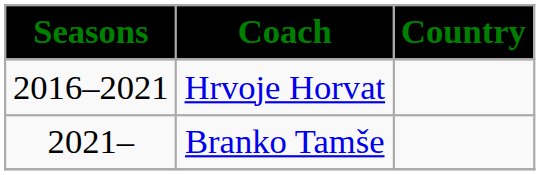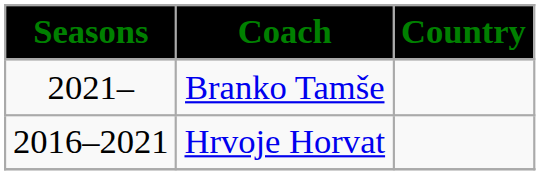rows swapped: (285, 86) <-> (285, 141)
